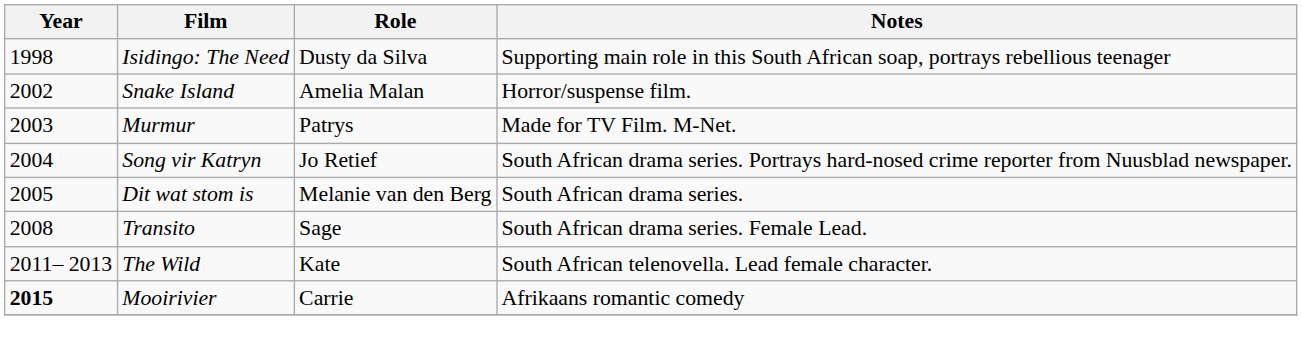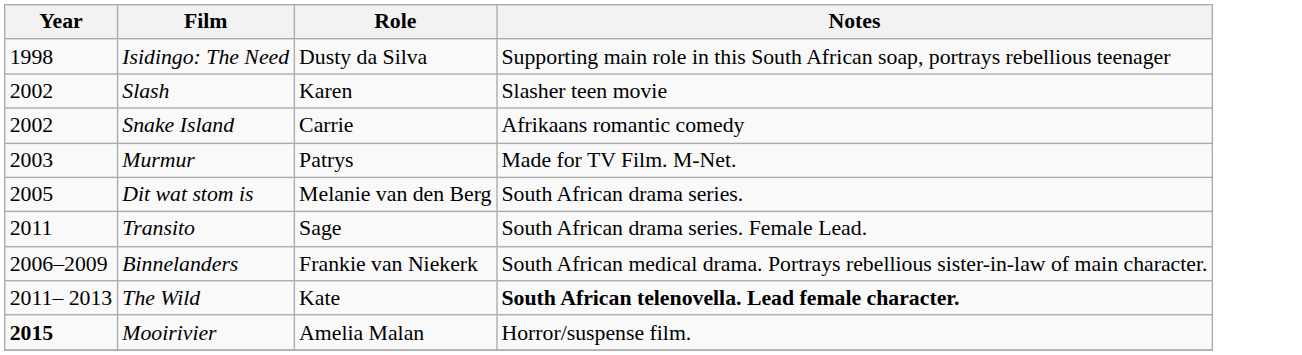+ row: (146, 90)
(362, 90) Amelia Malan -> (326, 125) Carrie
(596, 90) Horror/suspense film. -> (623, 125) Afrikaans romantic comedy
- row: (192, 159)
(31, 228) 2008 -> (31, 228) 2011
+ row: (180, 263)
(717, 263) normal -> (730, 297) bold
(326, 297) Carrie -> (362, 332) Amelia Malan
(623, 297) Afrikaans romantic comedy -> (596, 332) Horror/suspense film.
